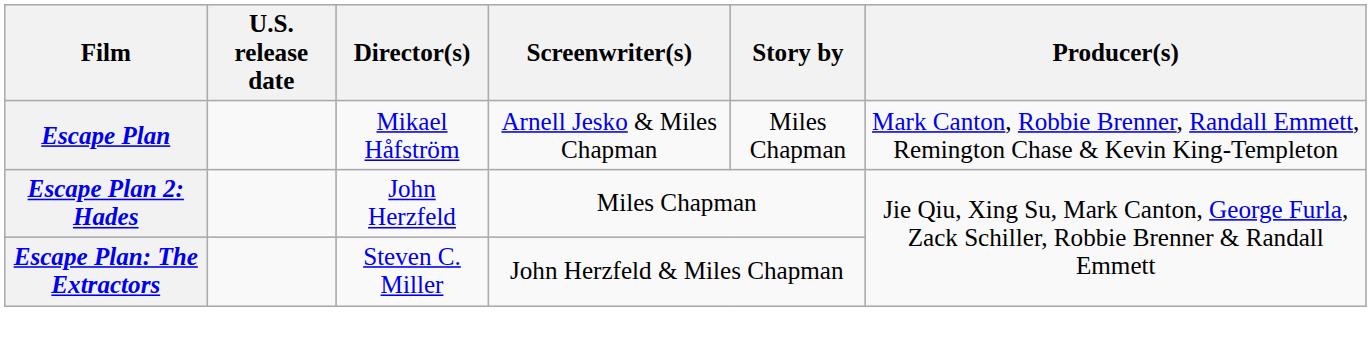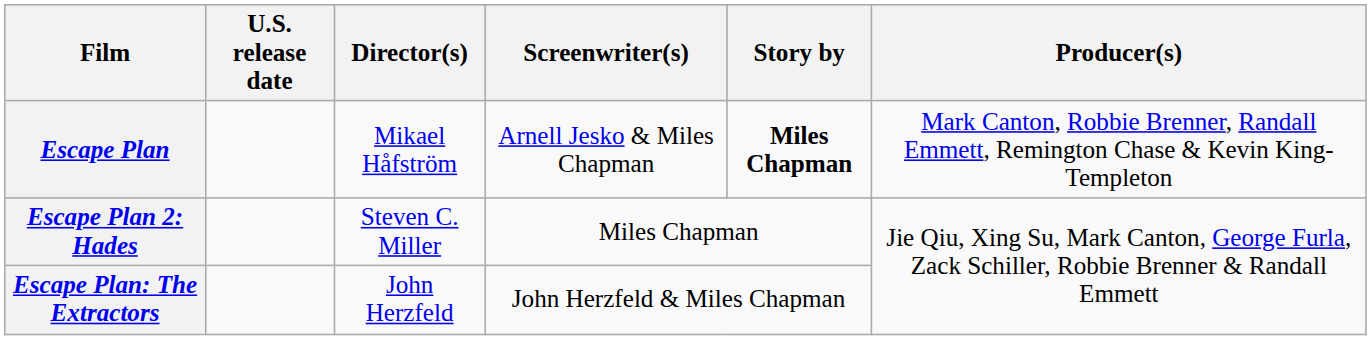(798, 134) normal -> (799, 149) bold
(412, 203) John Herzfeld -> (410, 231) Steven C. Miller
(412, 271) Steven C. Miller -> (410, 299) John Herzfeld
